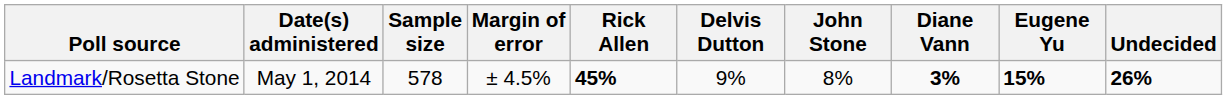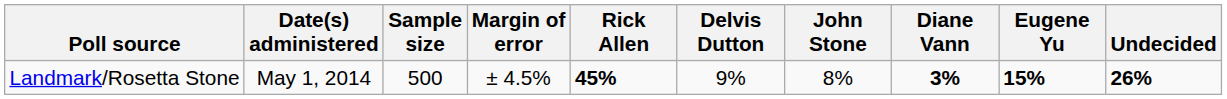(425, 77) 578 -> (425, 77) 500
